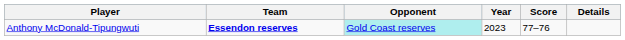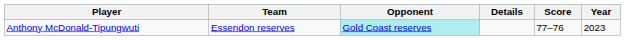columns swapped: (501, 12) <-> (594, 12)
(253, 27) bold -> (253, 27) normal
